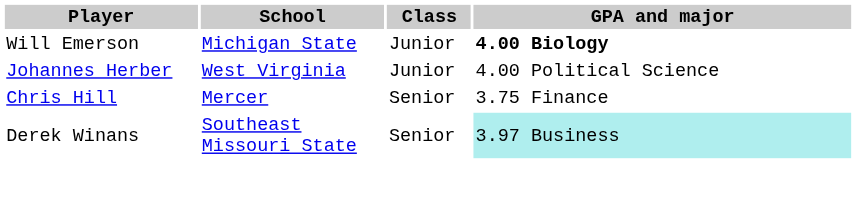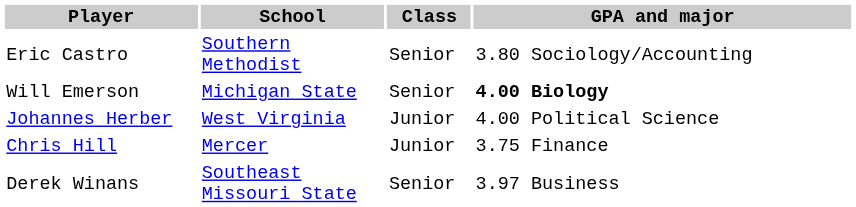+ row: (67, 55)
(422, 44) Junior -> (422, 92) Senior
(422, 98) Senior -> (422, 146) Junior
(548, 135) paleturquoise background -> (548, 184) no background
